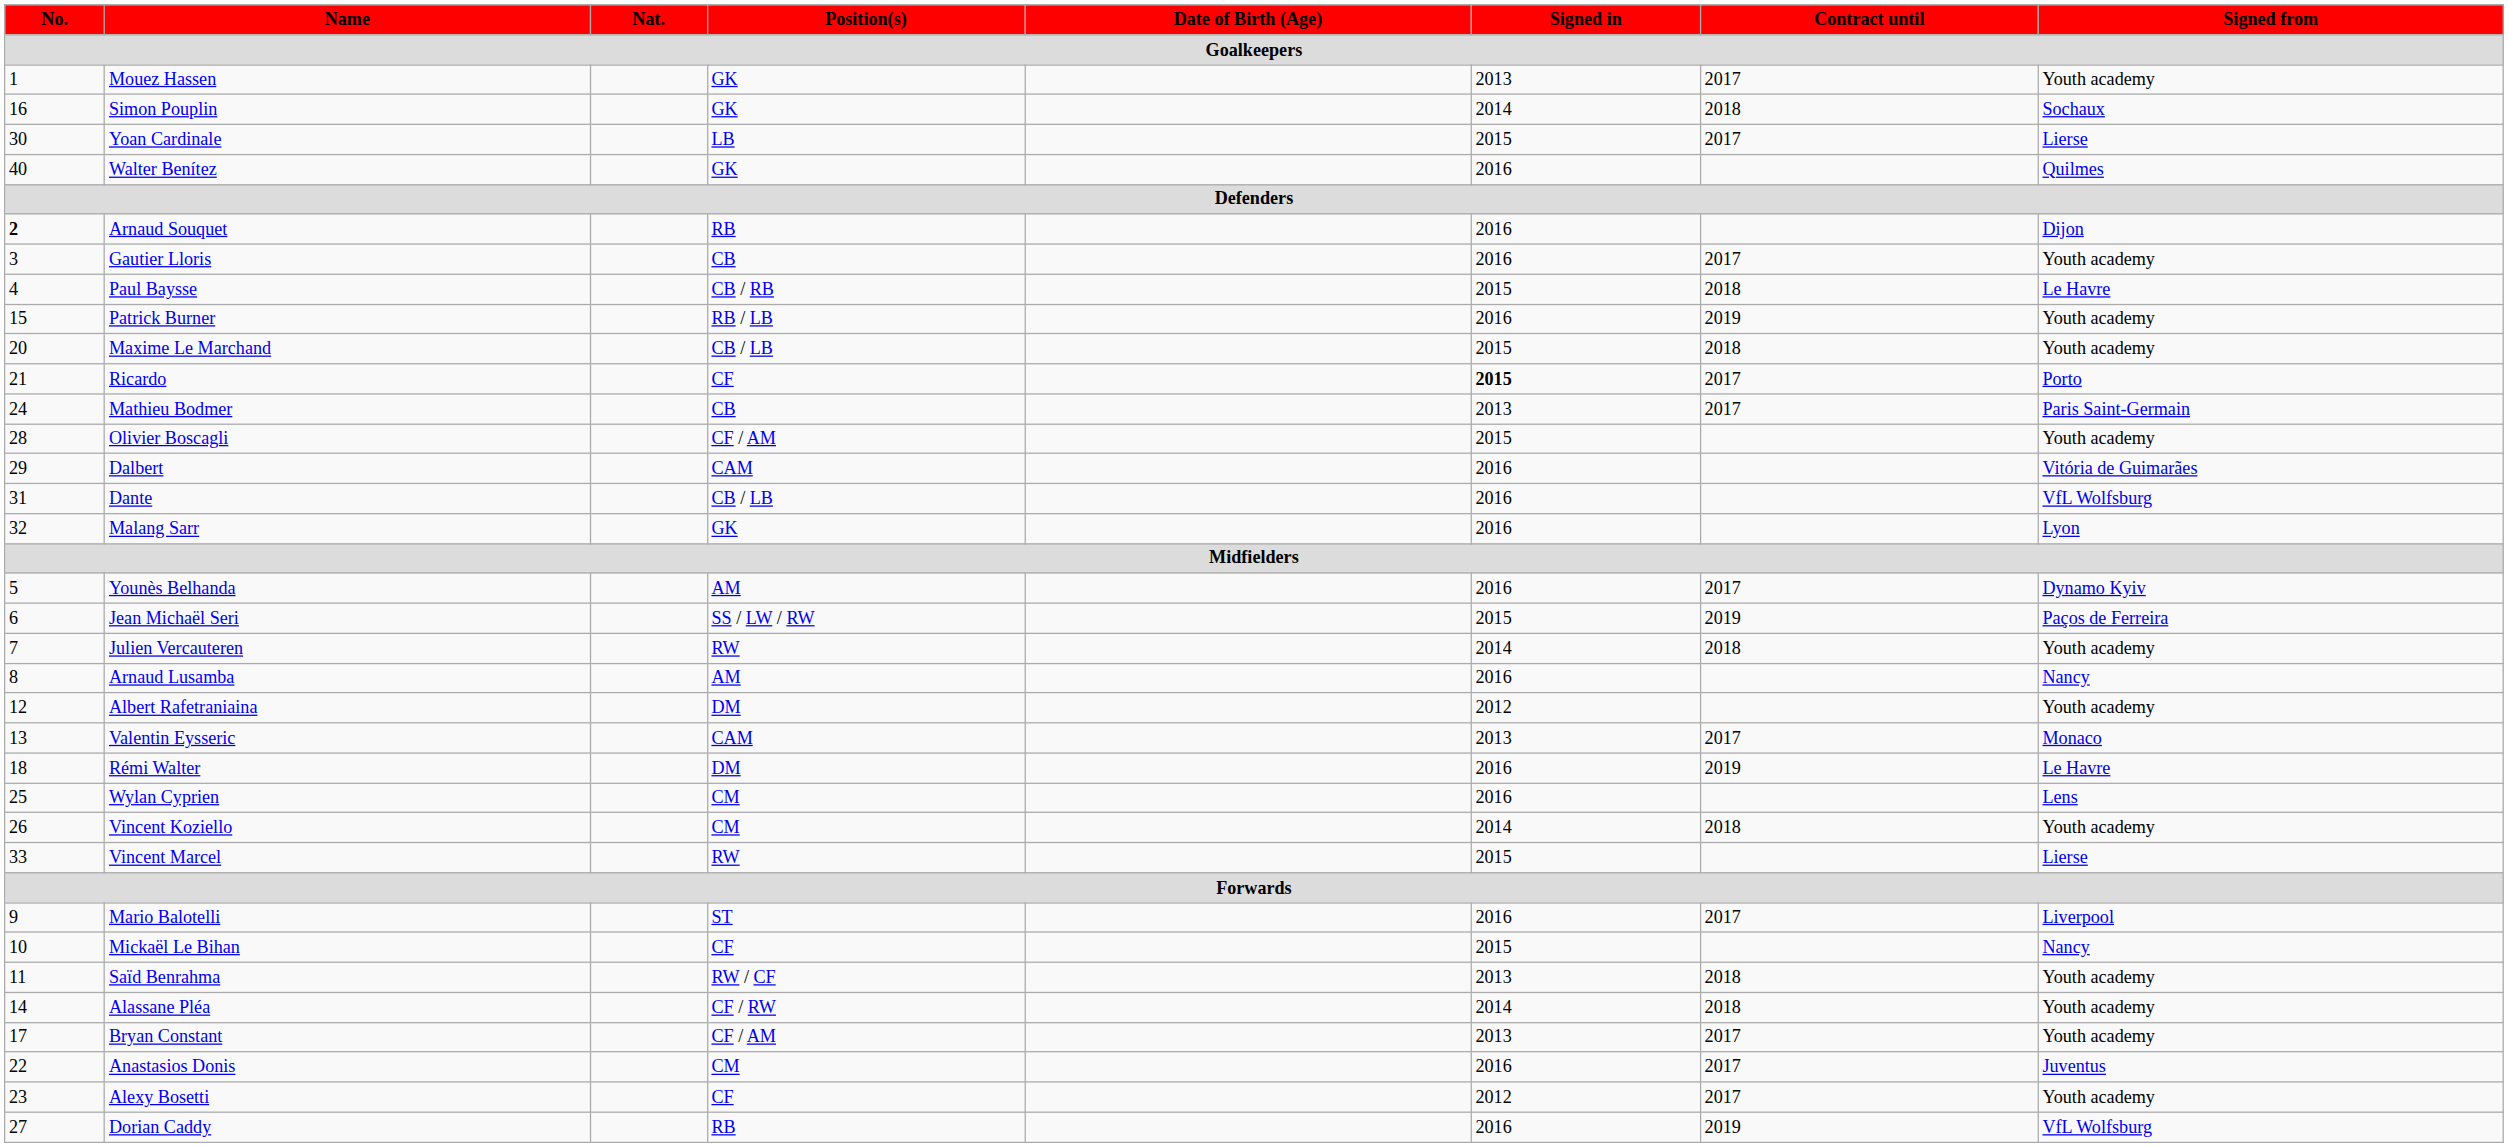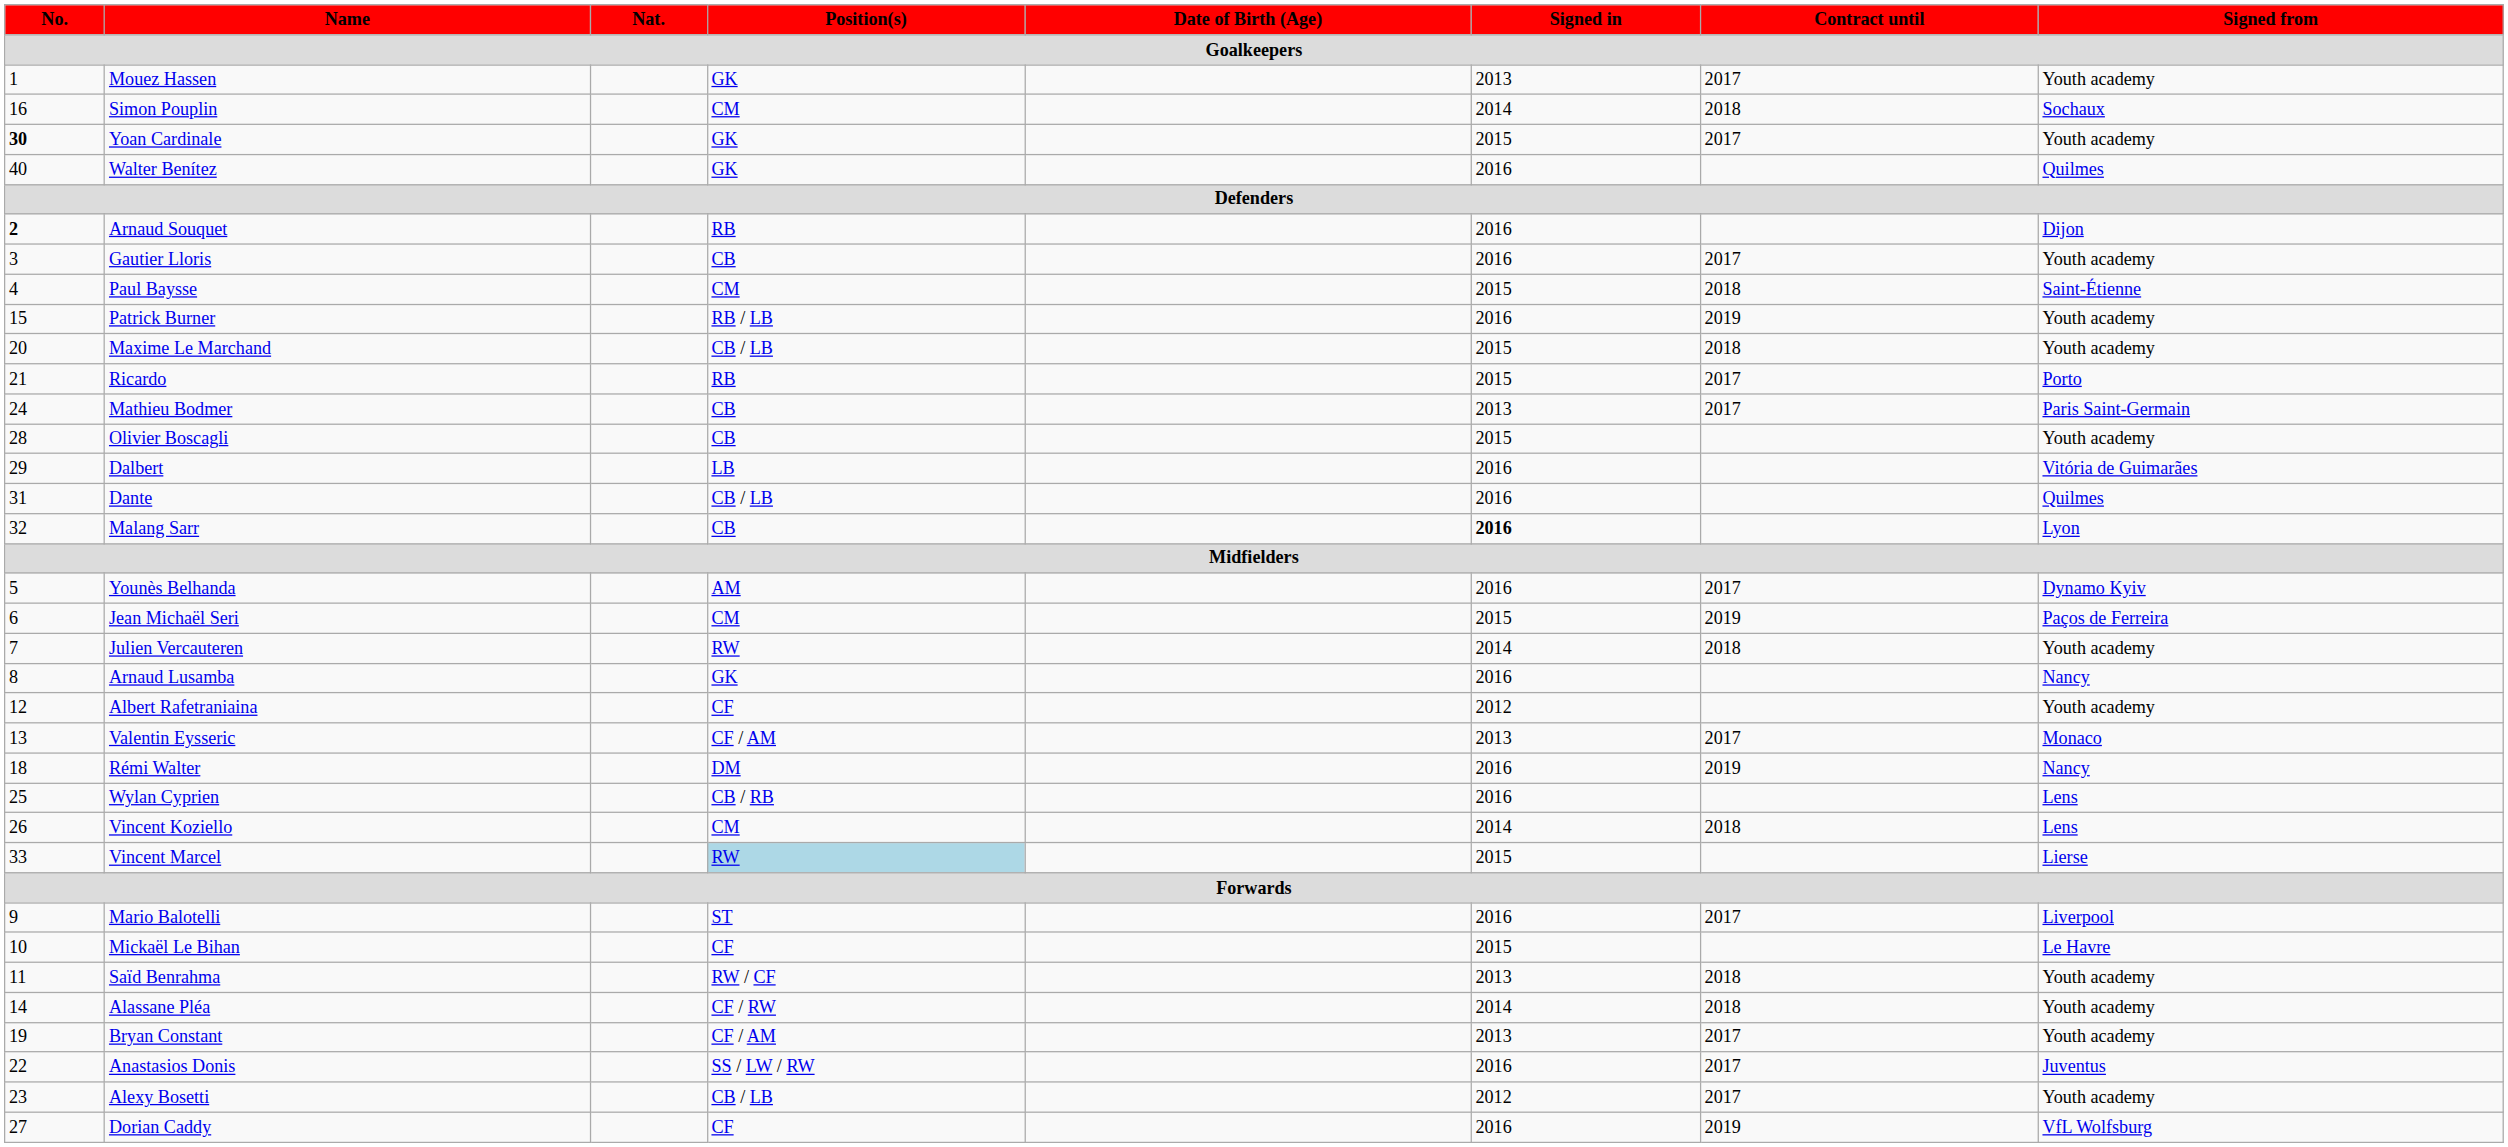(725, 109) GK -> (726, 109) CM
(18, 139) normal -> (18, 139) bold
(723, 139) LB -> (725, 139) GK
(2065, 139) Lierse -> (2099, 139) Youth academy
(743, 289) CB / RB -> (726, 289) CM
(2076, 289) Le Havre -> (2092, 289) Saint-Étienne
(723, 378) CF -> (724, 378) RB
(1494, 378) bold -> (1494, 378) normal
(744, 438) CF / AM -> (724, 438) CB
(732, 468) CAM -> (723, 468) LB
(2097, 498) VfL Wolfsburg -> (2073, 498) Quilmes
(725, 528) GK -> (724, 528) CB
(1494, 528) normal -> (1494, 528) bold
(763, 618) SS / LW / RW -> (726, 618) CM
(726, 678) AM -> (725, 678) GK
(726, 708) DM -> (723, 708) CF
(732, 738) CAM -> (744, 738) CF / AM
(2076, 767) Le Havre -> (2066, 767) Nancy
(726, 797) CM -> (743, 797) CB / RB
(2099, 827) Youth academy -> (2060, 827) Lens
(726, 857) no background -> (726, 857) lightblue background
(2066, 947) Nancy -> (2076, 947) Le Havre
(18, 1037) 17 -> (18, 1037) 19
(726, 1067) CM -> (763, 1067) SS / LW / RW
(723, 1097) CF -> (742, 1097) CB / LB
(724, 1127) RB -> (723, 1127) CF
